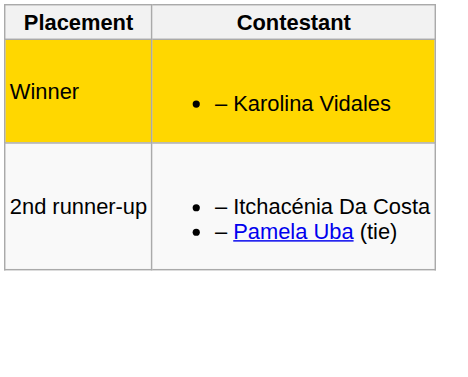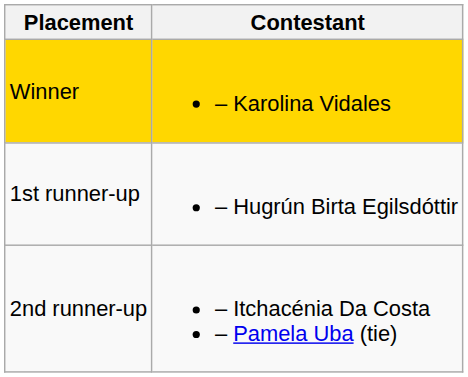+ row: (75, 194)
